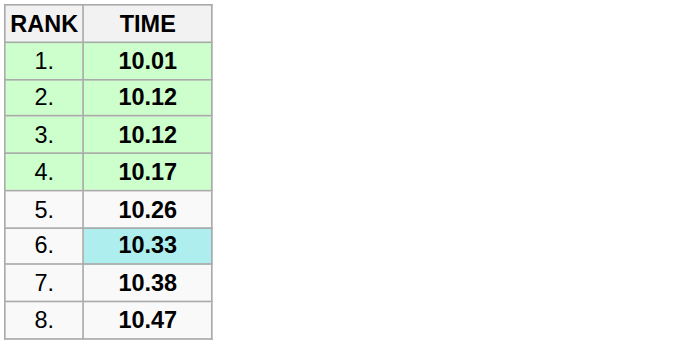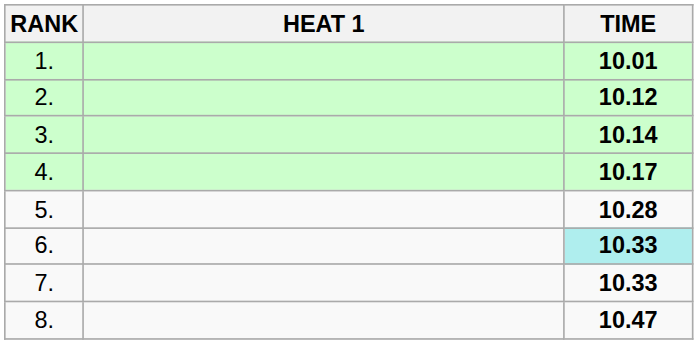+ column: (324, 24)
(148, 135) 10.12 -> (628, 135) 10.14
(148, 209) 10.26 -> (628, 209) 10.28
(148, 283) 10.38 -> (628, 283) 10.33
